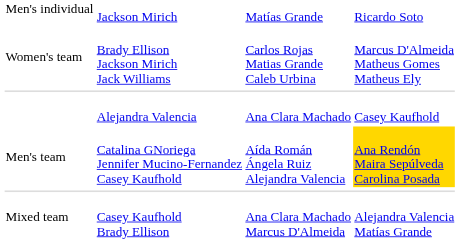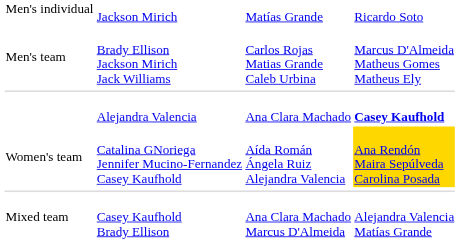(44, 56) Women's team -> (36, 56) Men's team
(397, 116) normal -> (399, 116) bold
(36, 156) Men's team -> (44, 156) Women's team
